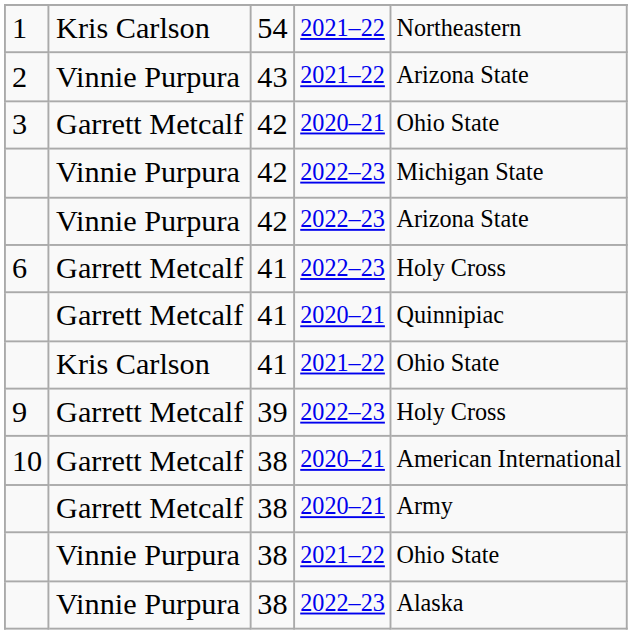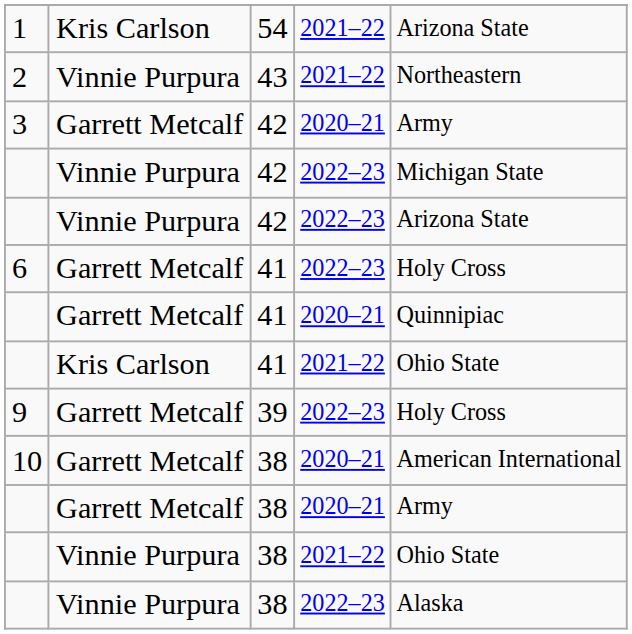(459, 28) Northeastern -> (463, 28) Arizona State
(463, 76) Arizona State -> (459, 76) Northeastern
(448, 124) Ohio State -> (425, 124) Army
